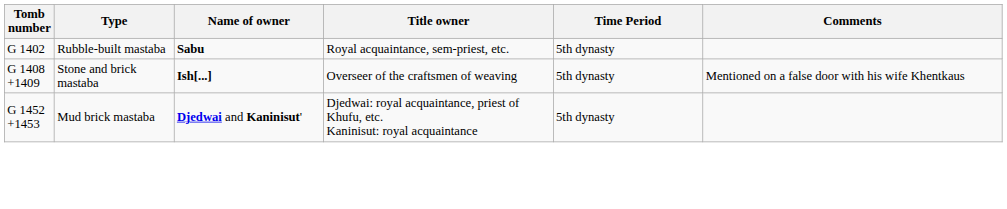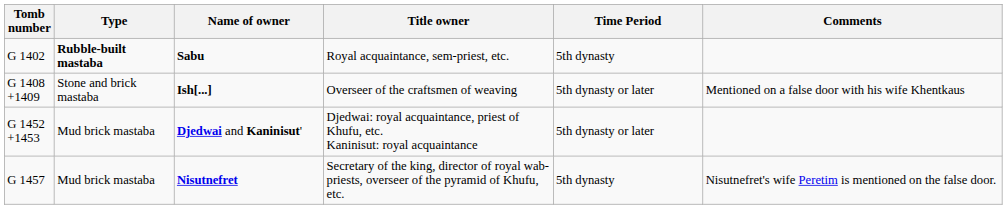(111, 48) normal -> (92, 55) bold
(585, 75) 5th dynasty -> (605, 90) 5th dynasty or later
(585, 117) 5th dynasty -> (605, 131) 5th dynasty or later
+ row: (207, 180)
